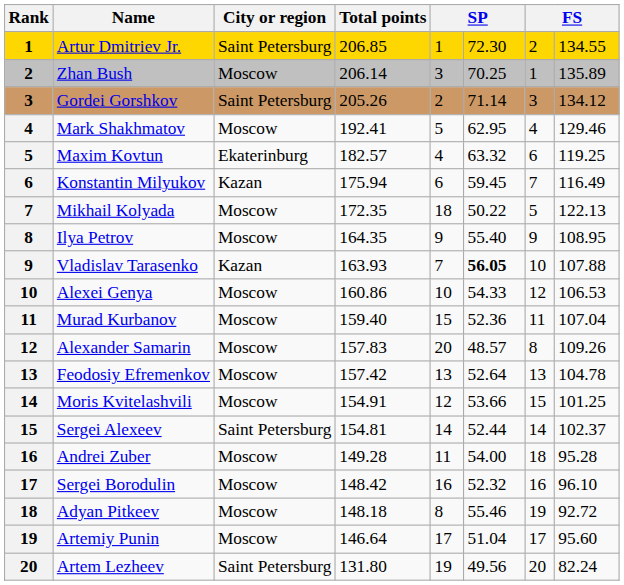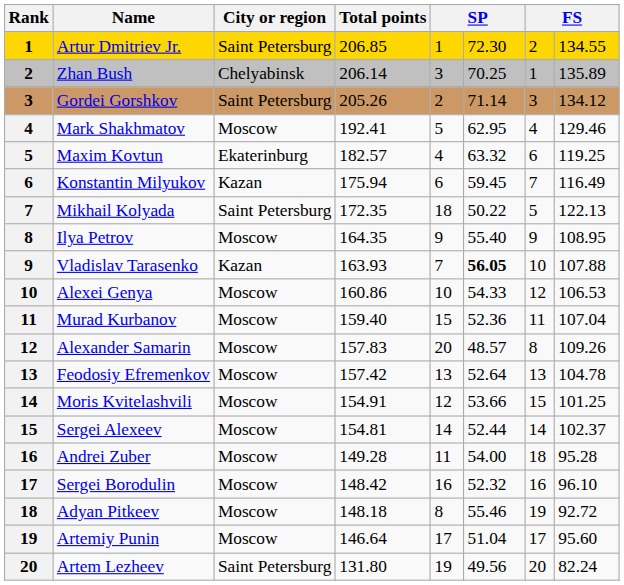(248, 73) Moscow -> (261, 73) Chelyabinsk
(248, 210) Moscow -> (275, 210) Saint Petersburg
(275, 429) Saint Petersburg -> (248, 429) Moscow
